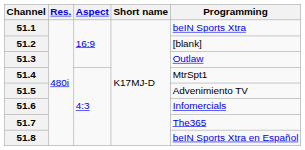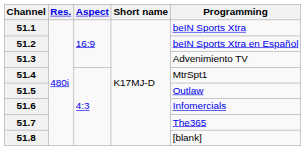(187, 43) [blank] -> (235, 43) beIN Sports Xtra en Español
(188, 59) Outlaw -> (210, 59) Advenimiento TV
(210, 91) Advenimiento TV -> (188, 91) Outlaw
(235, 138) beIN Sports Xtra en Español -> (187, 138) [blank]
